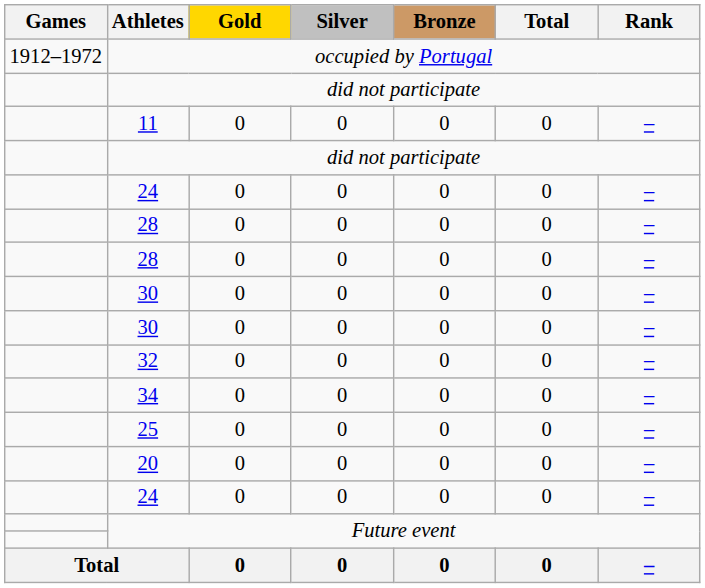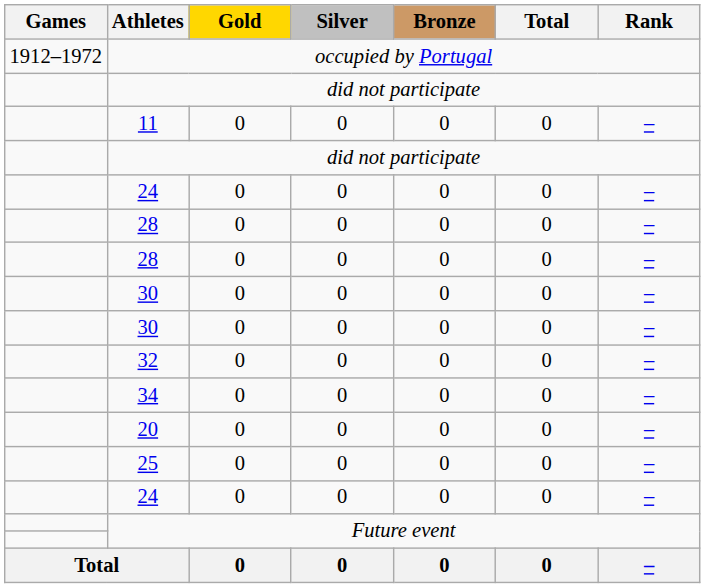rows swapped: (148, 429) <-> (148, 463)
